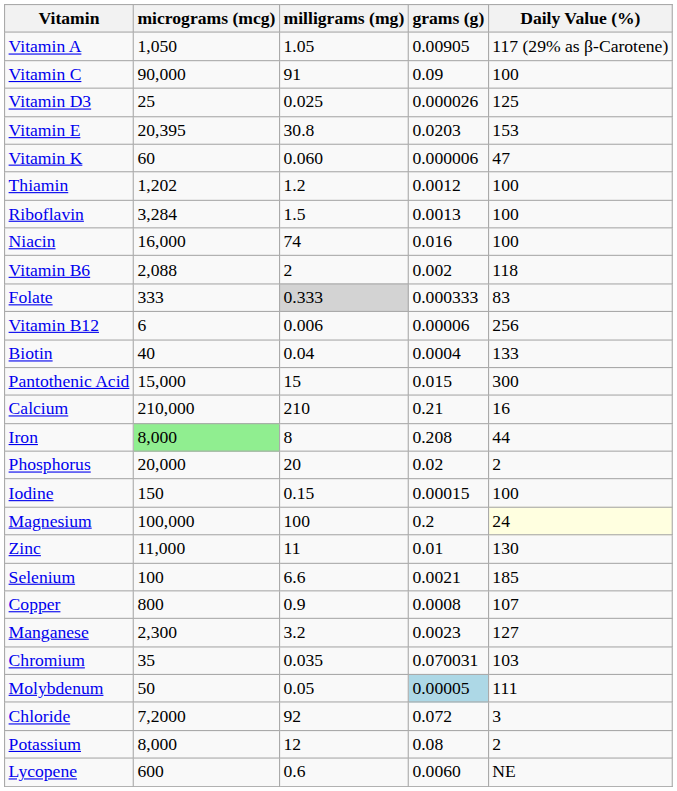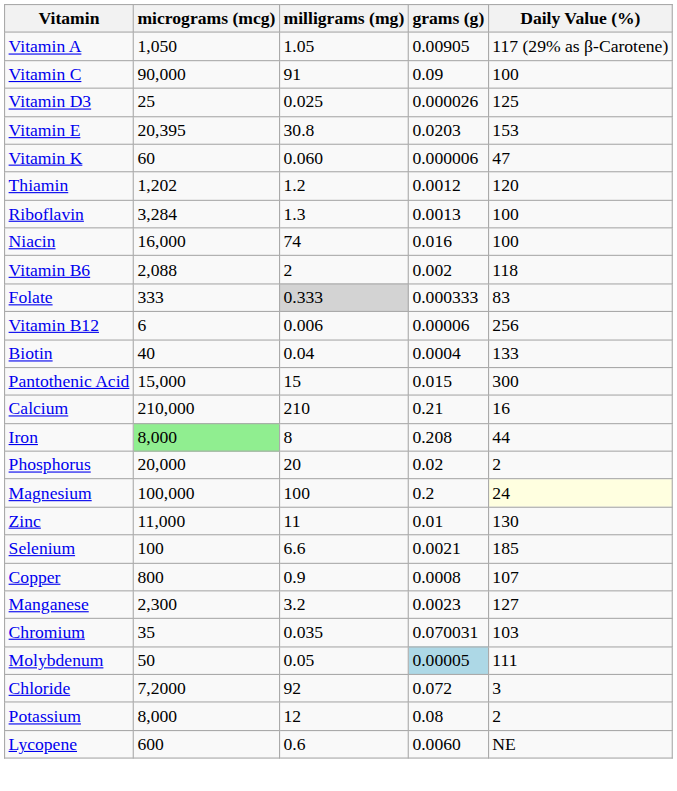(506, 185) 100 -> (506, 185) 120
(295, 213) 1.5 -> (295, 213) 1.3
- row: (31, 492)
